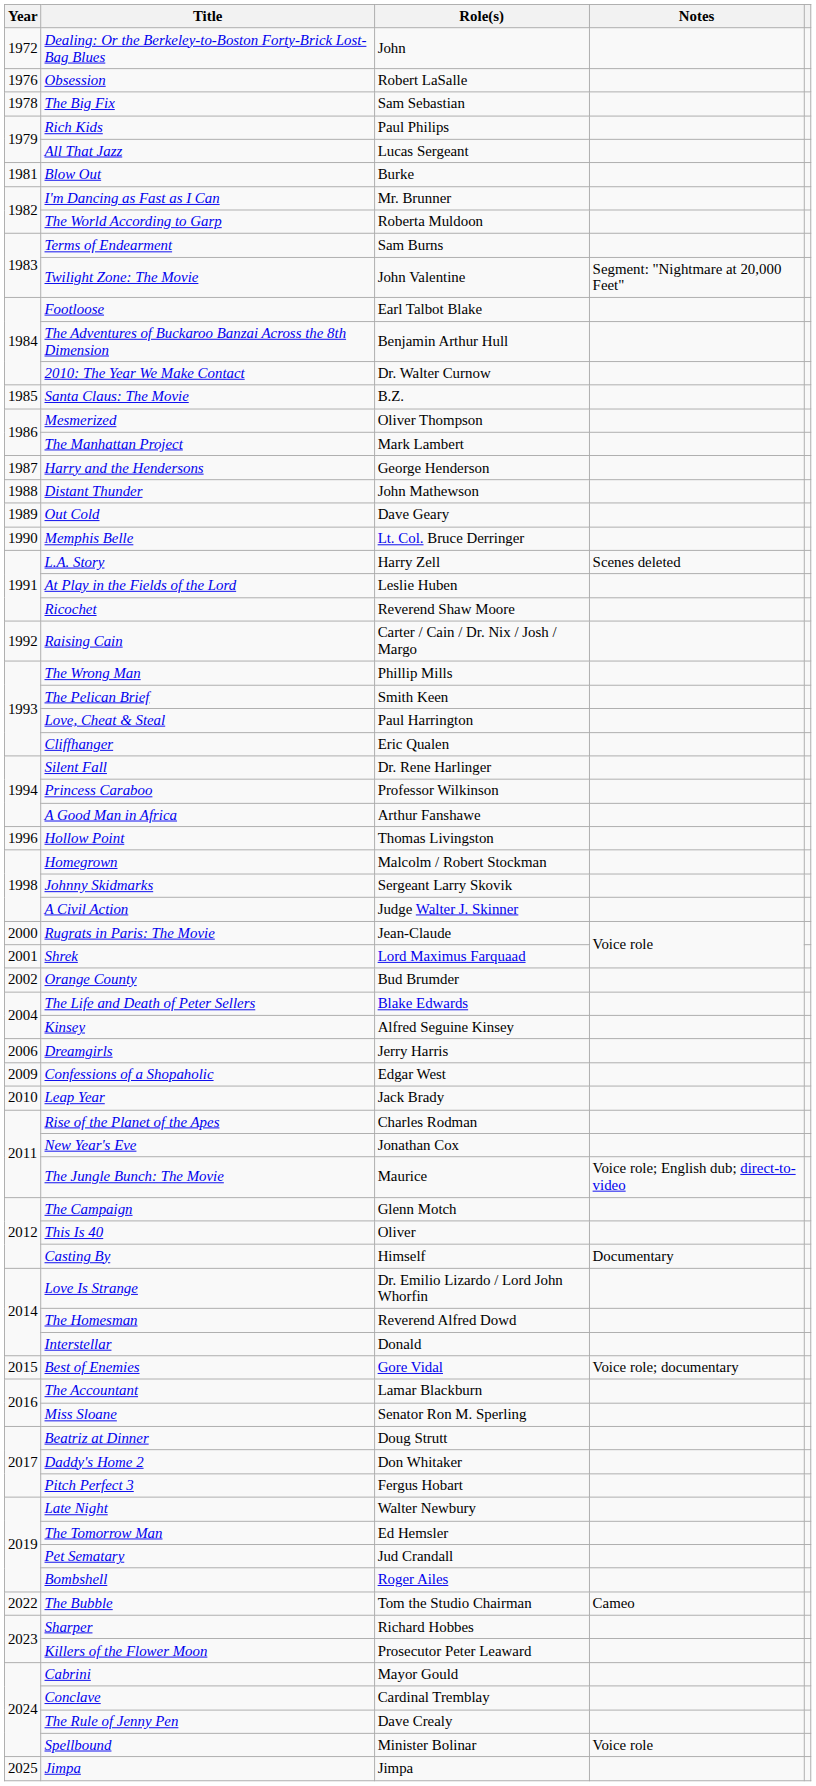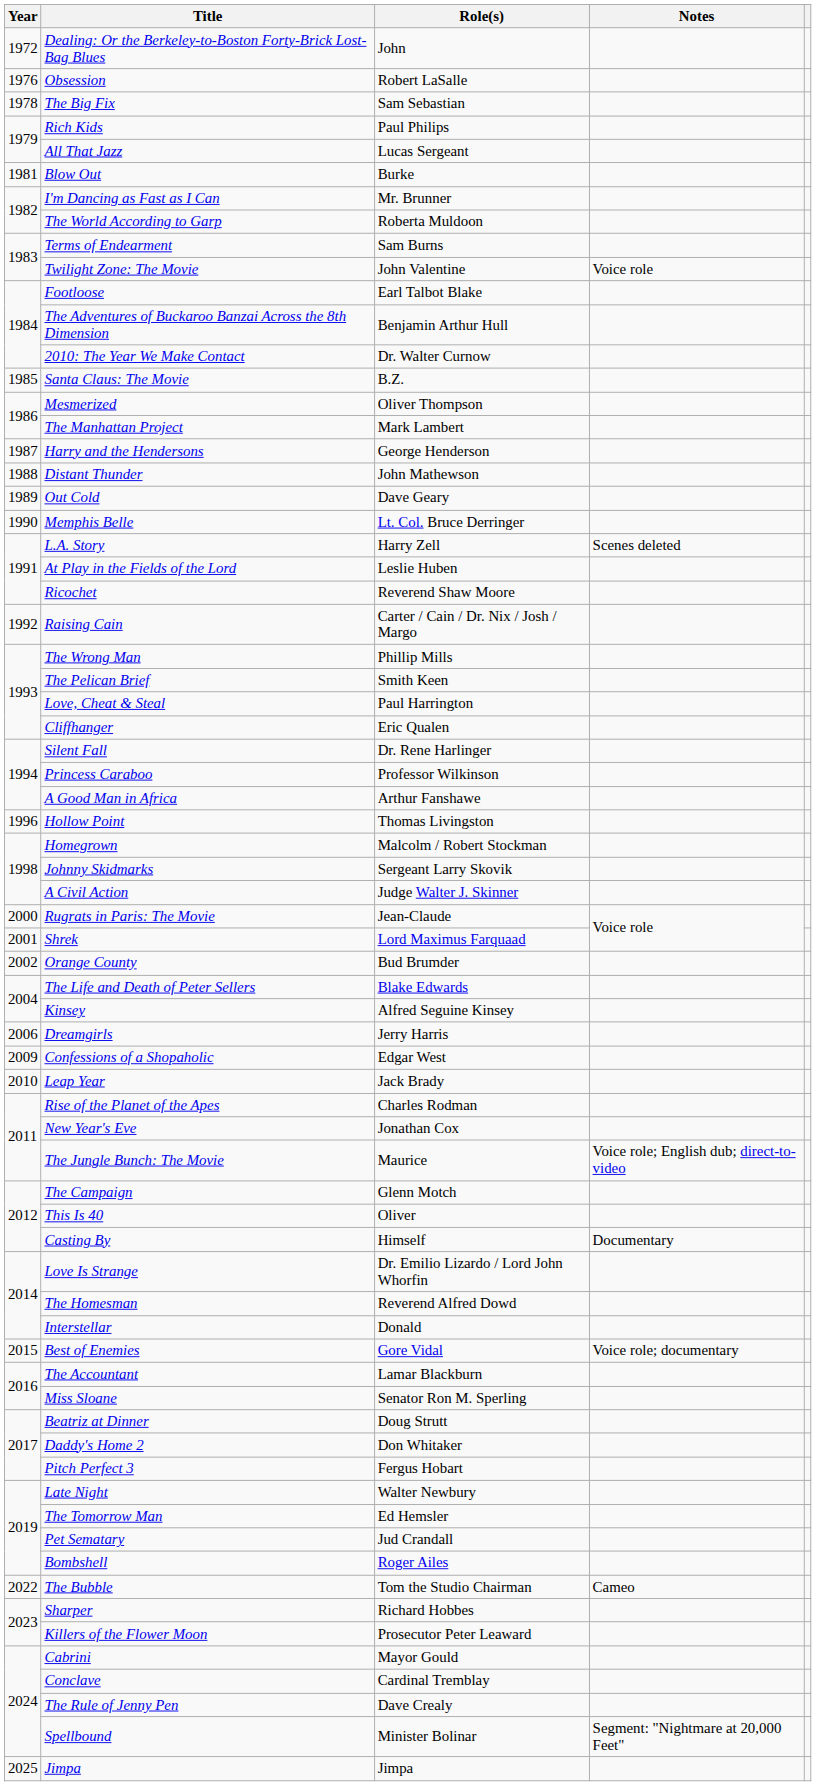(687, 277) Segment: "Nightmare at 20,000 Feet" -> (623, 269) Voice role
(623, 1745) Voice role -> (687, 1736) Segment: "Nightmare at 20,000 Feet"
